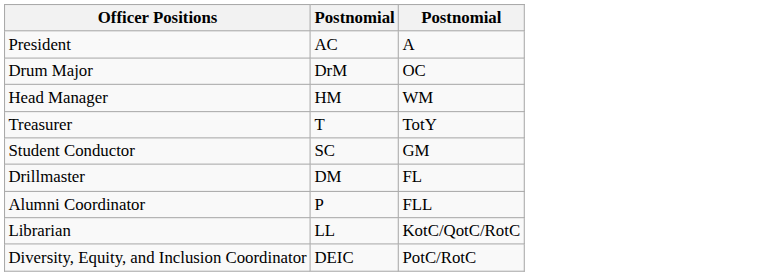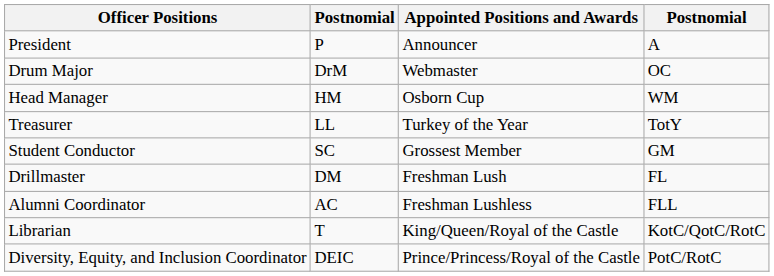+ column: (521, 17)
(326, 44) AC -> (319, 44) P
(320, 124) T -> (325, 124) LL
(319, 204) P -> (326, 204) AC
(325, 230) LL -> (320, 230) T
